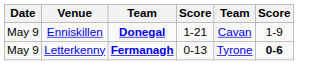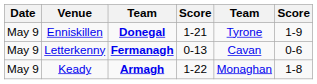(235, 32) Cavan -> (244, 32) Tyrone
(235, 50) Tyrone -> (244, 50) Cavan
(274, 50) bold -> (294, 50) normal
+ row: (75, 69)
